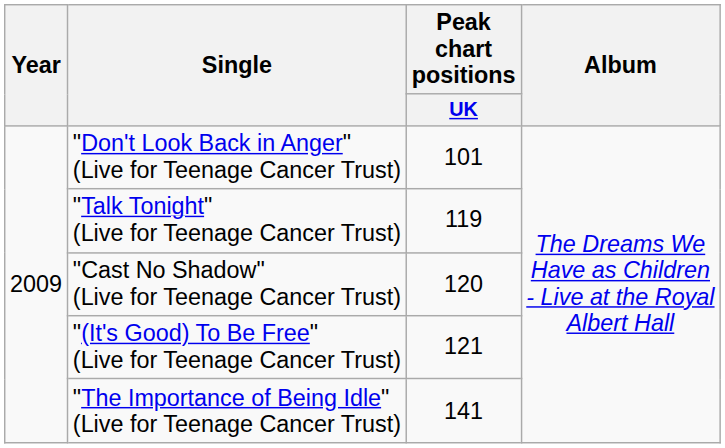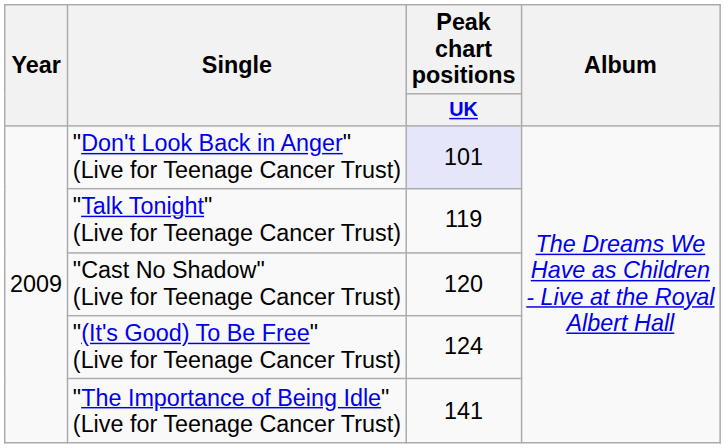(464, 157) no background -> (464, 157) lavender background
(464, 347) 121 -> (464, 347) 124
